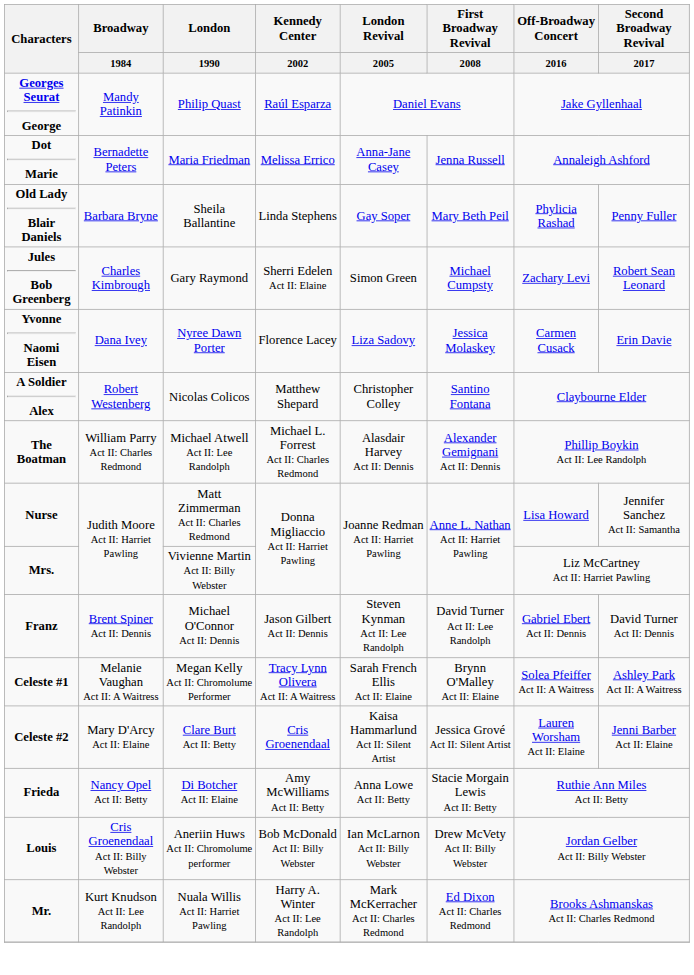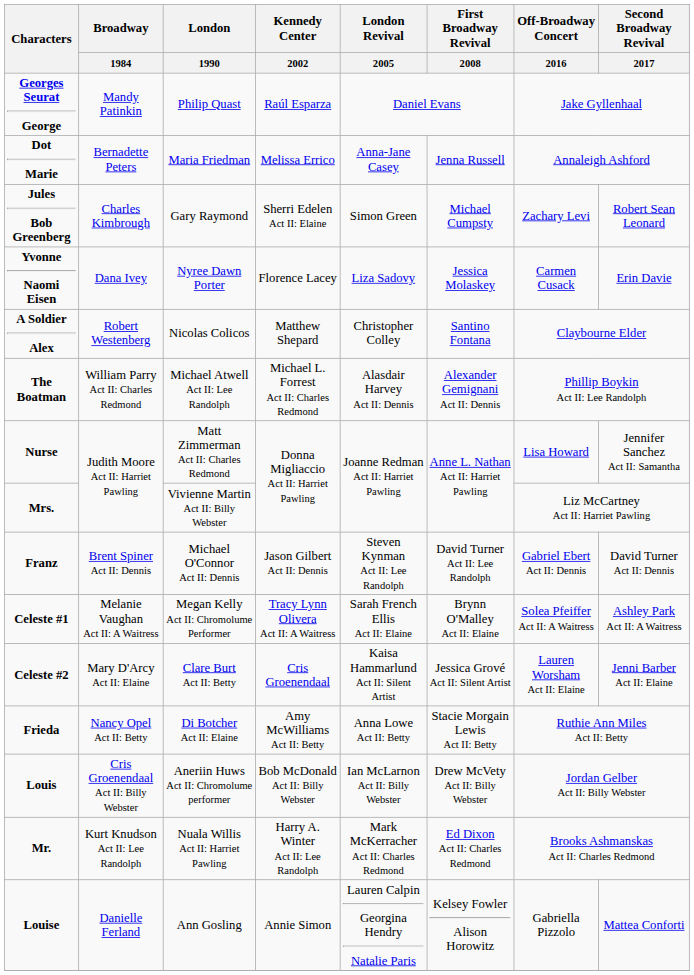- row: (41, 215)
+ row: (41, 925)
